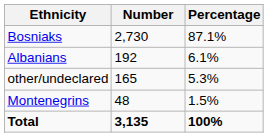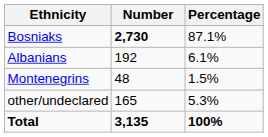(131, 36) normal -> (131, 36) bold
rows swapped: (48, 100) <-> (58, 79)
